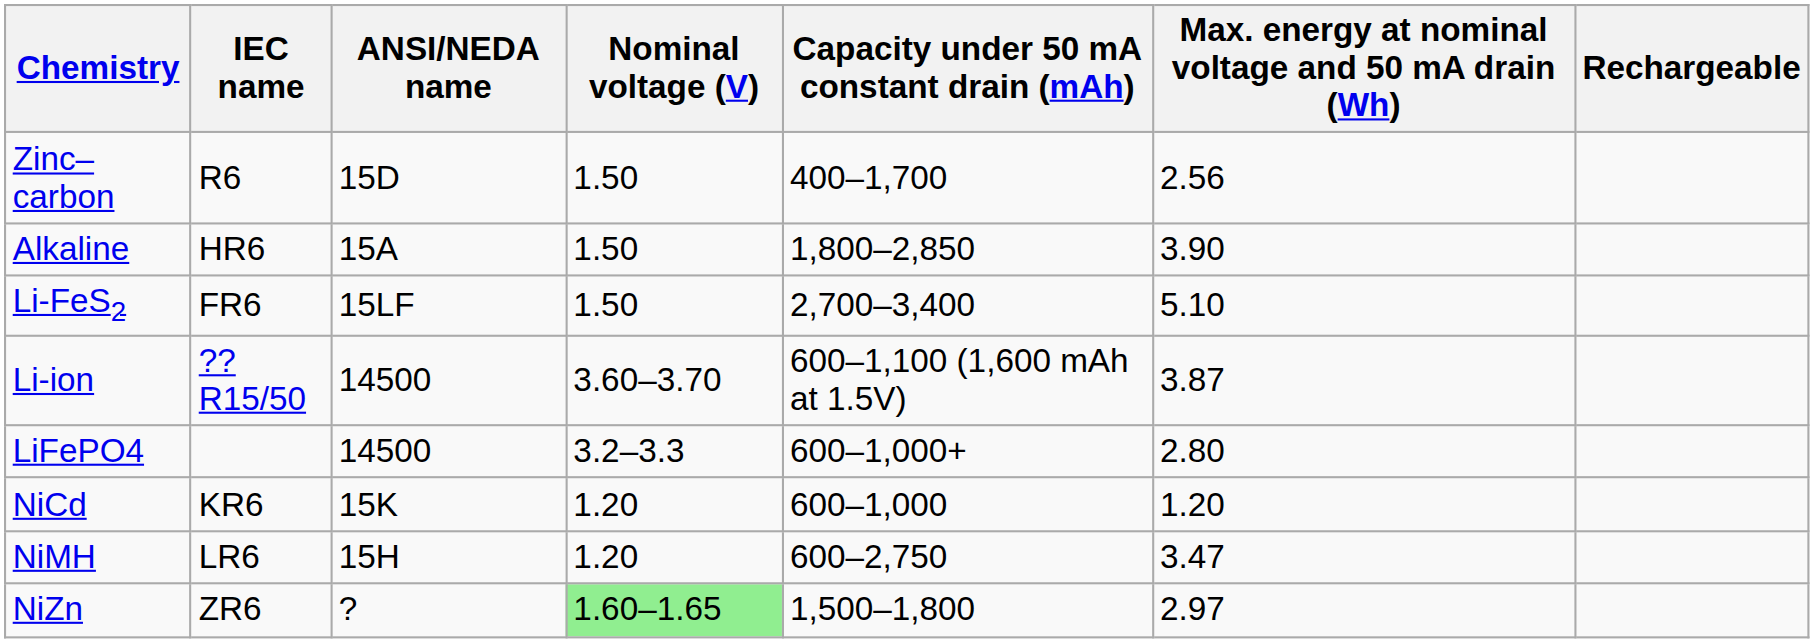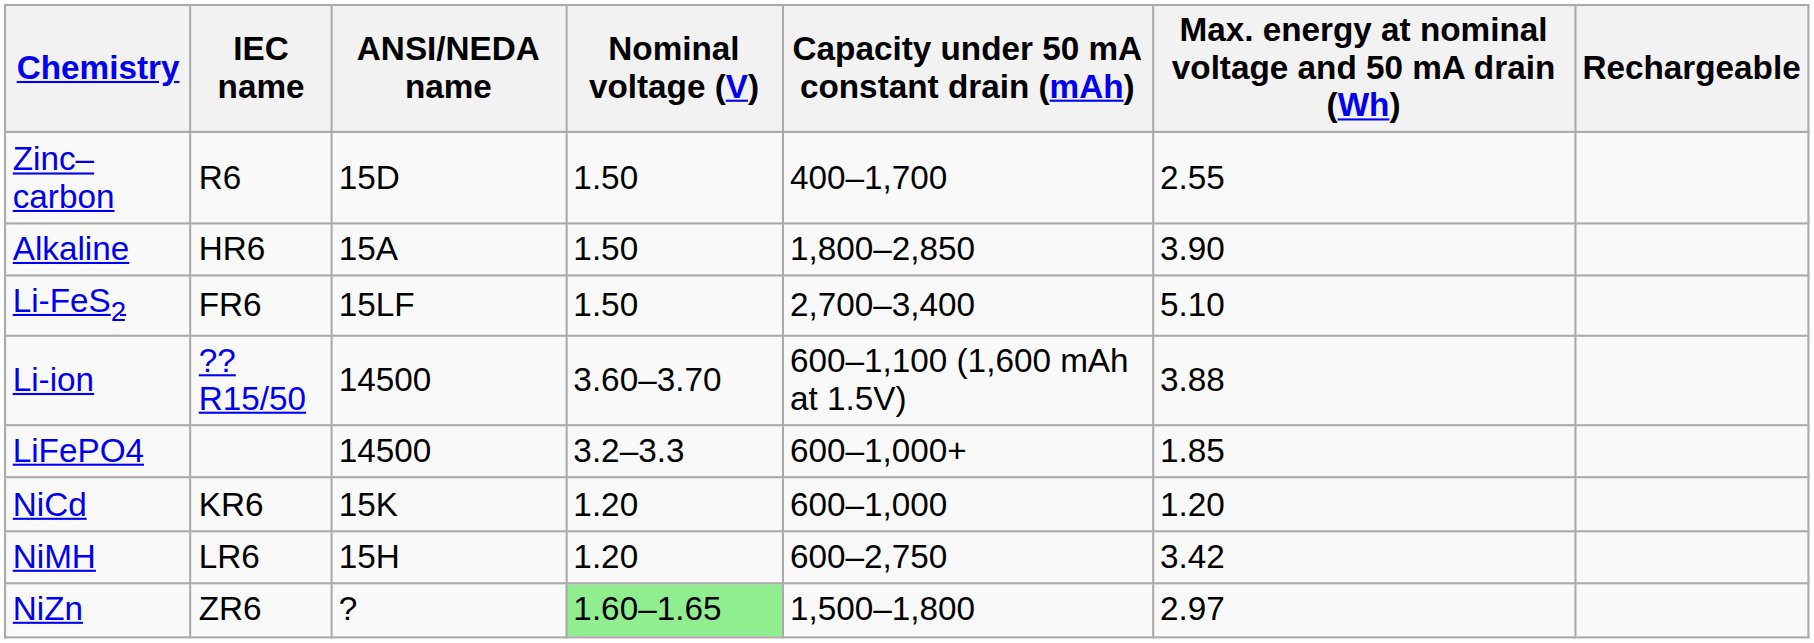(1192, 177) 2.56 -> (1192, 177) 2.55
(1192, 379) 3.87 -> (1192, 379) 3.88
(1192, 451) 2.80 -> (1192, 451) 1.85
(1192, 556) 3.47 -> (1192, 556) 3.42
